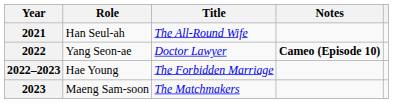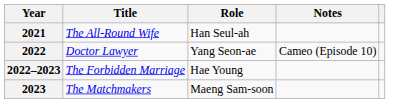columns swapped: (214, 13) <-> (107, 13)
(330, 51) bold -> (328, 51) normal
